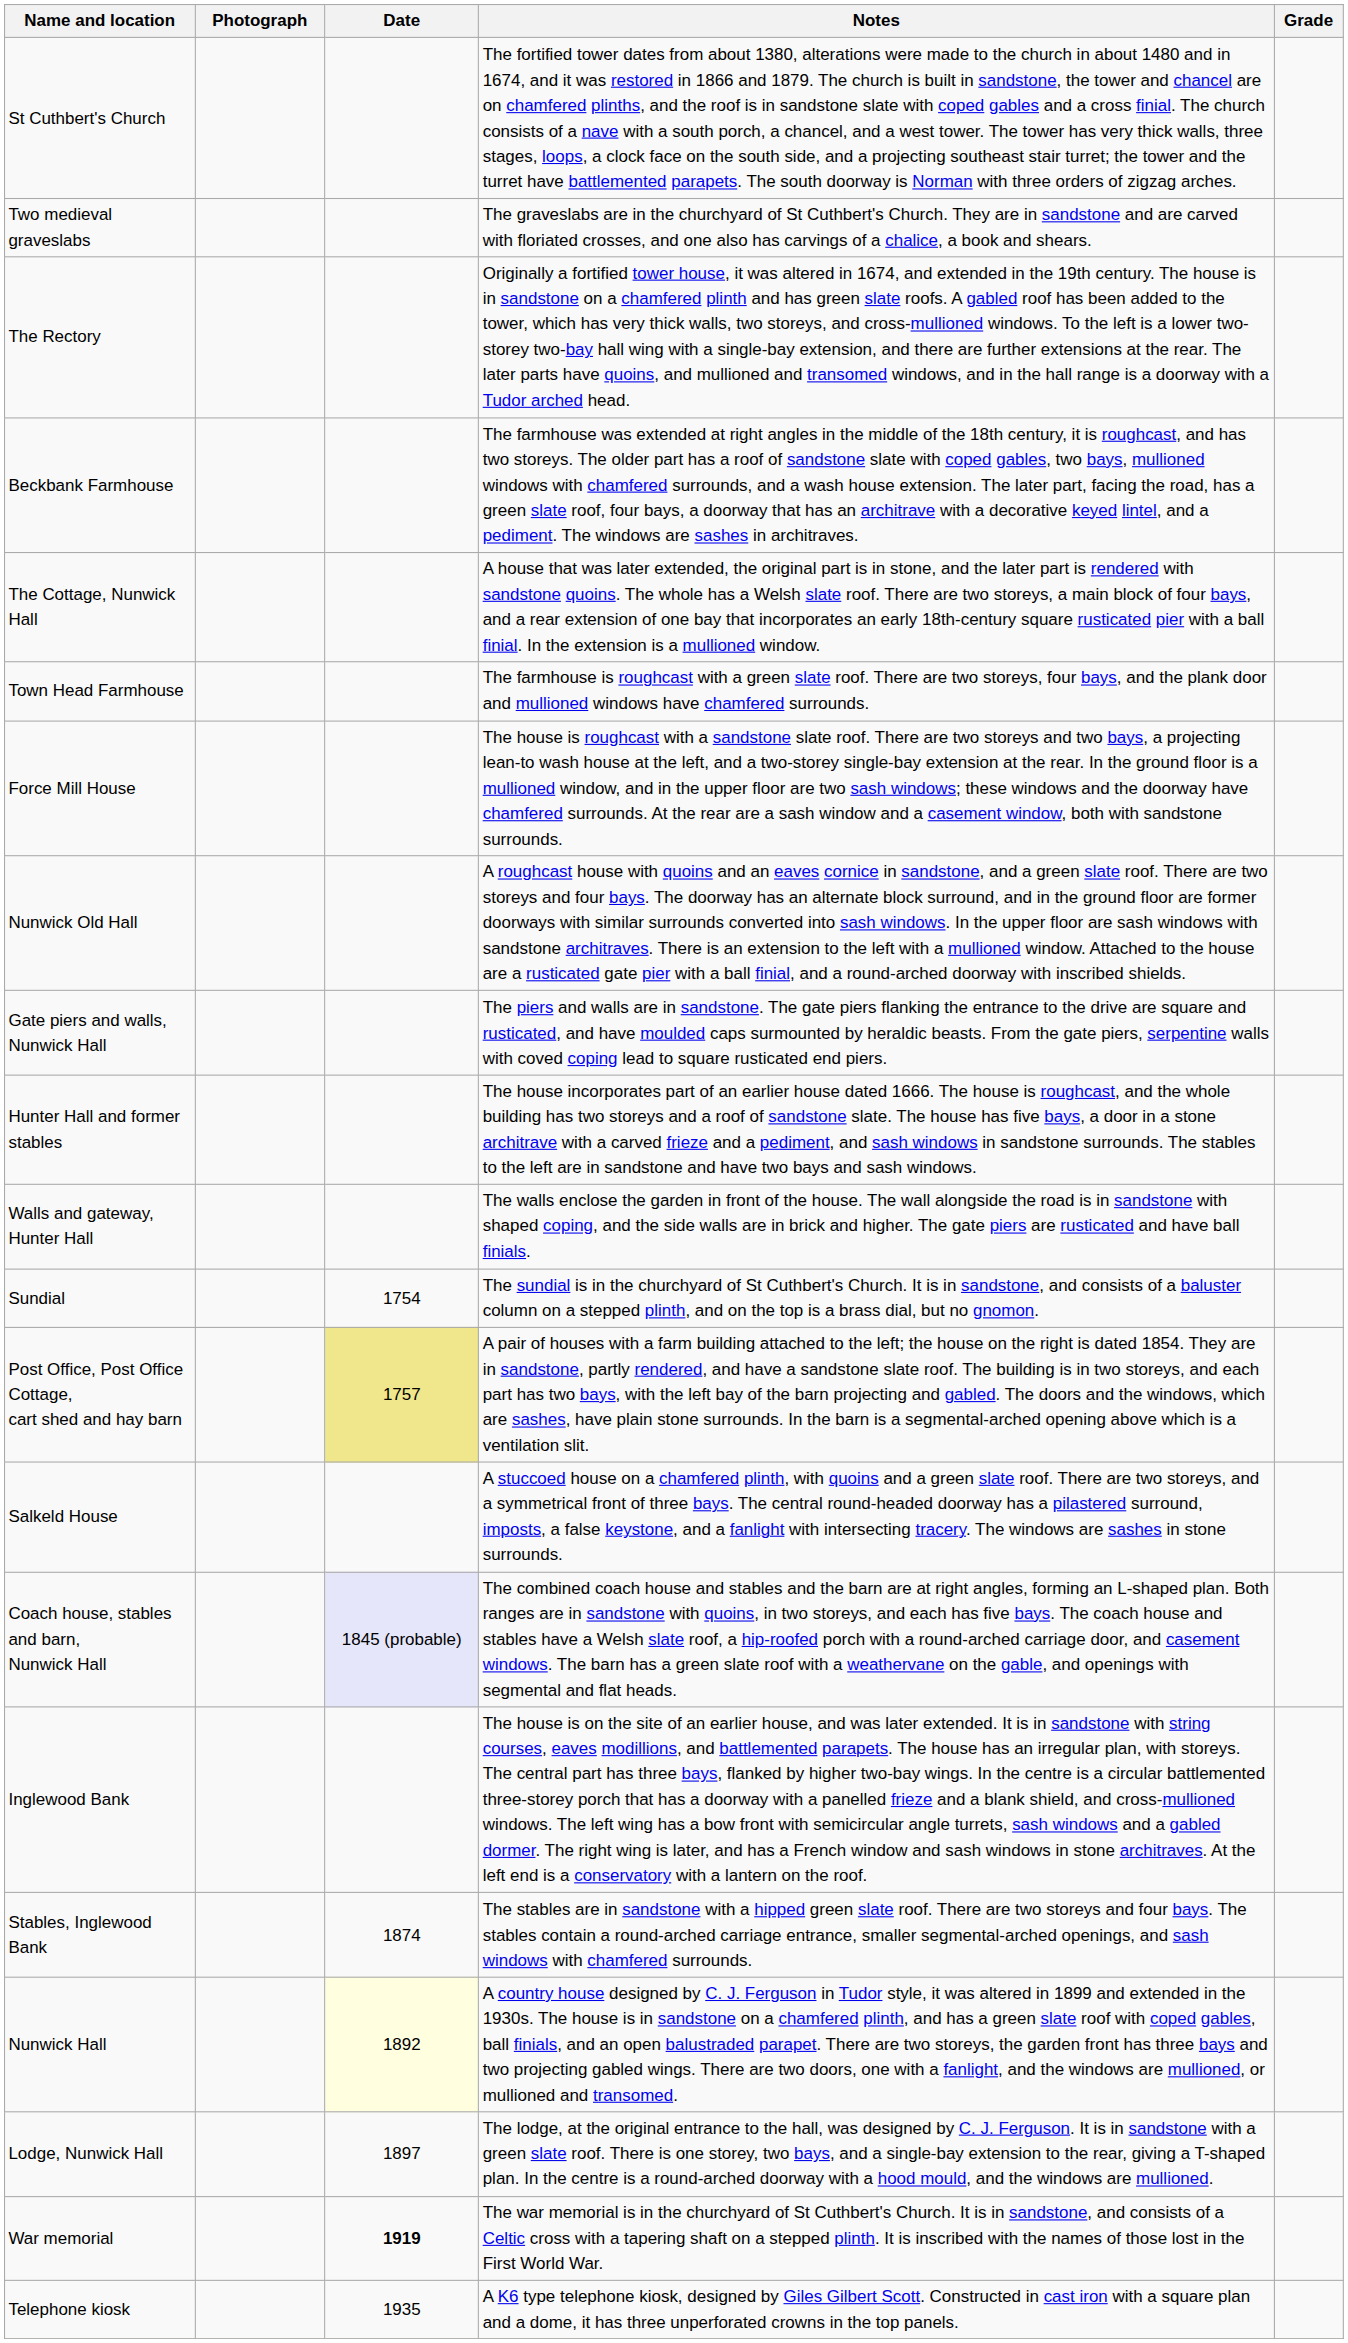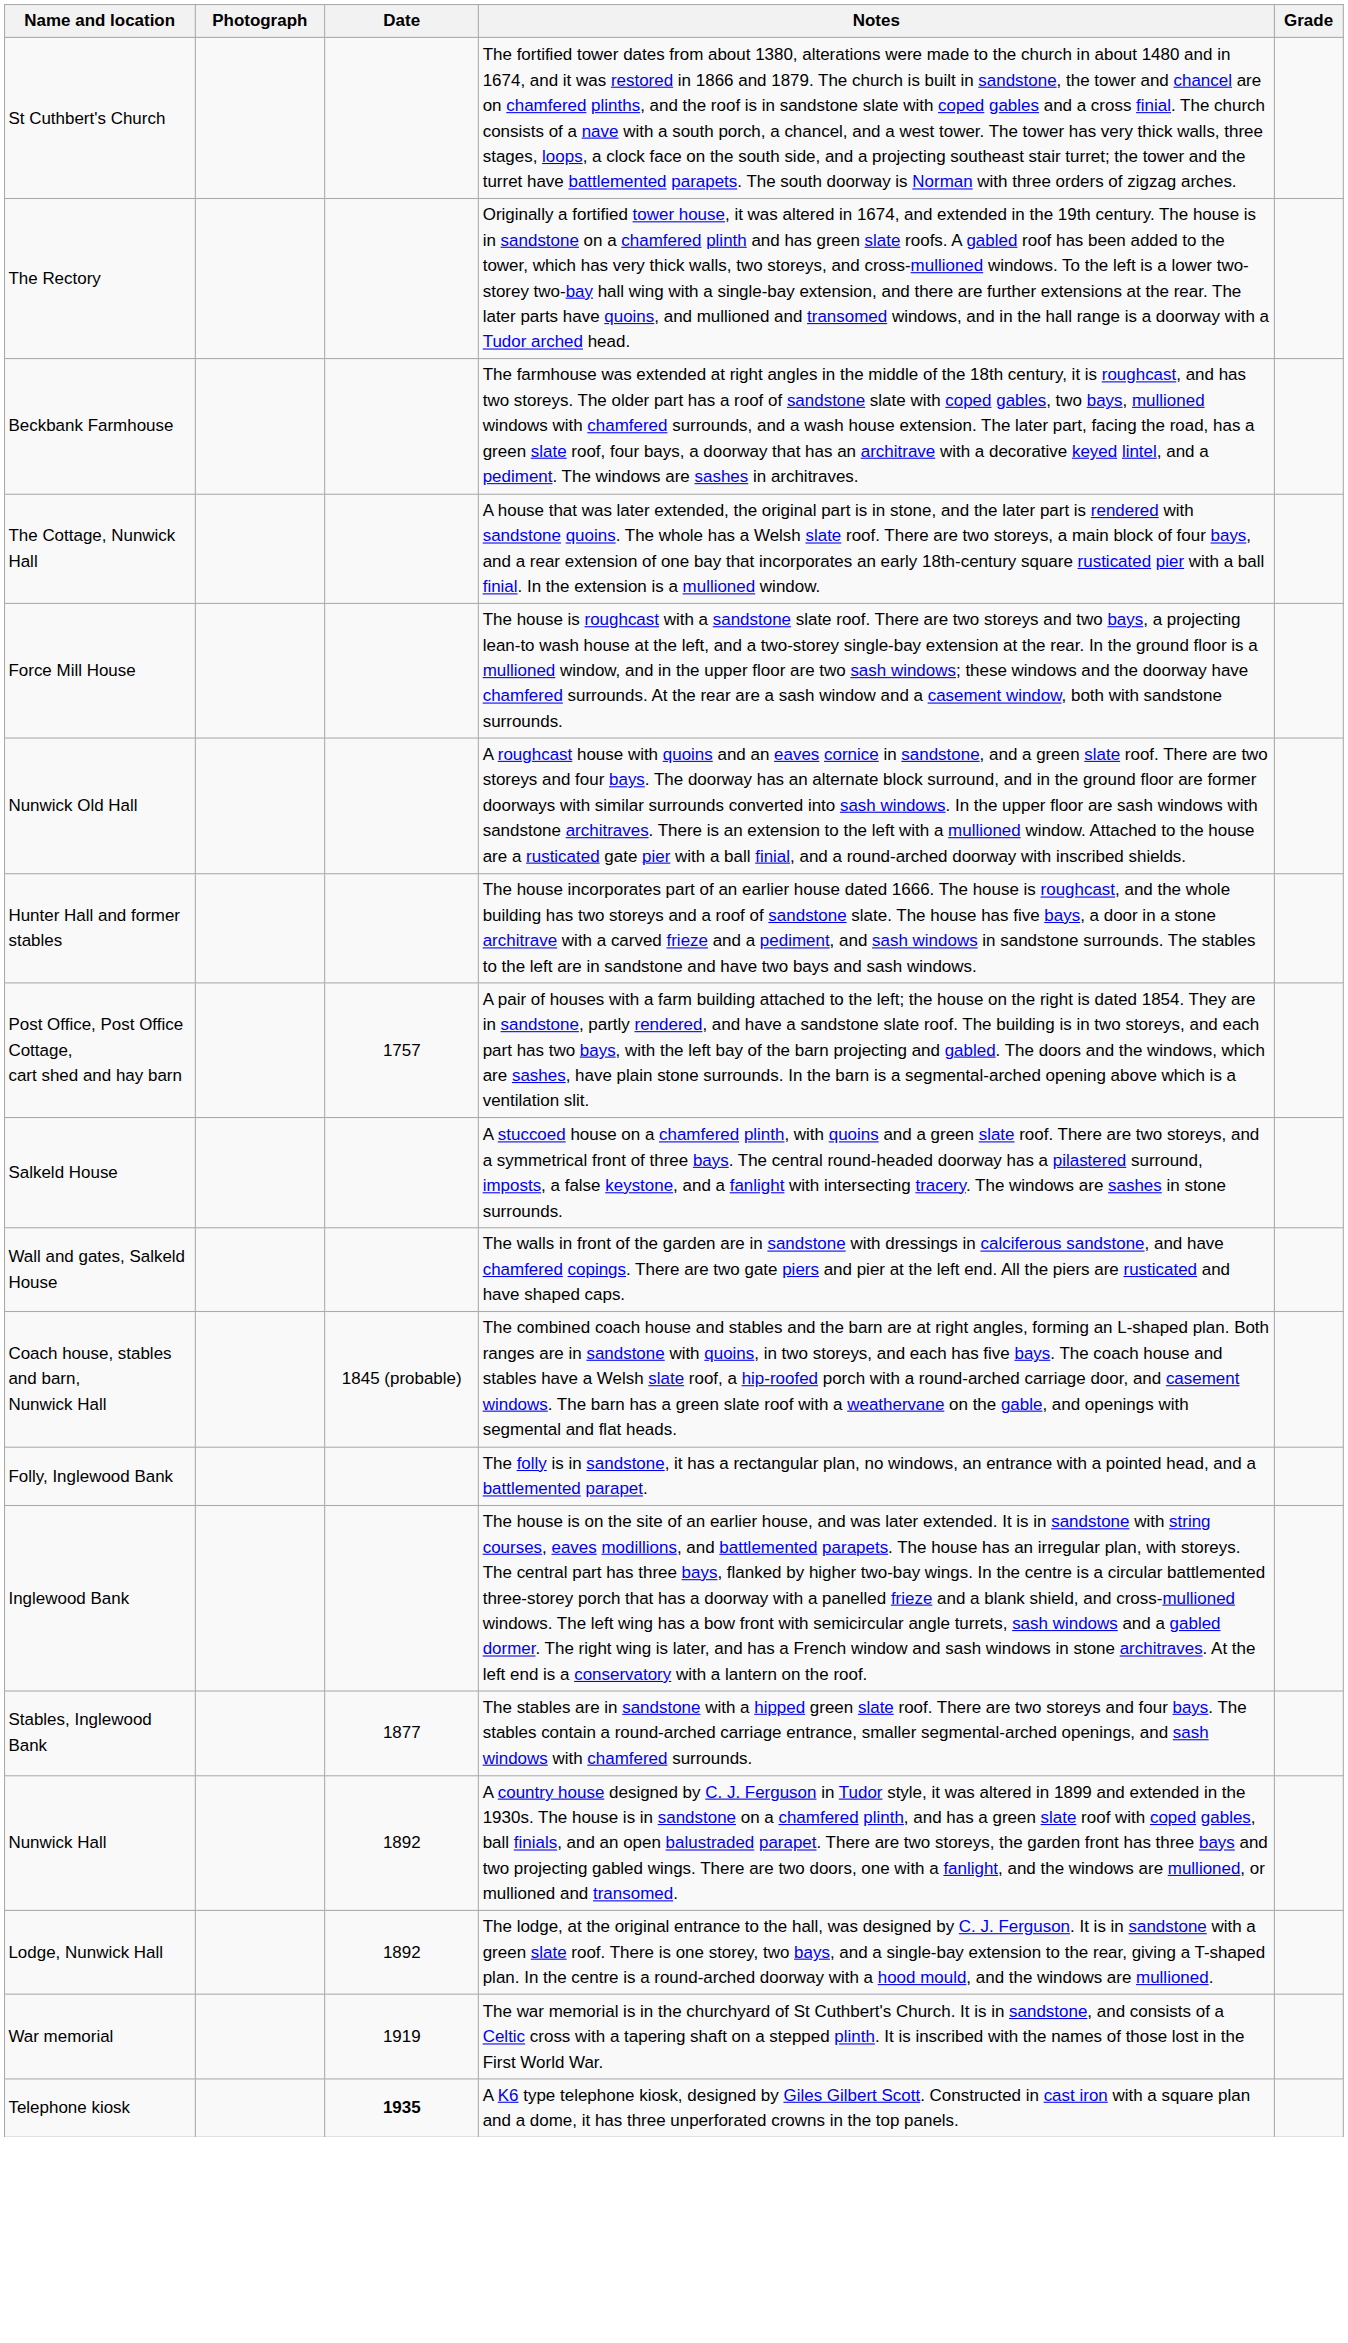- row: (60, 227)
- row: (96, 691)
- row: (88, 1032)
- row: (81, 1226)
- row: (37, 1297)
(402, 1394) khaki background -> (402, 1050) no background
+ row: (97, 1269)
(402, 1639) lavender background -> (402, 1379) no background
+ row: (91, 1475)
(402, 1934) 1874 -> (402, 1733) 1877
(402, 2044) lightyellow background -> (402, 1842) no background
(402, 2153) 1897 -> (402, 1952) 1892
(402, 2238) bold -> (402, 2036) normal
(402, 2309) normal -> (402, 2108) bold
